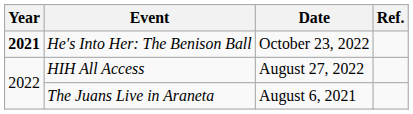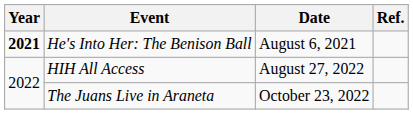(314, 44) October 23, 2022 -> (308, 44) August 6, 2021
(308, 96) August 6, 2021 -> (314, 96) October 23, 2022
